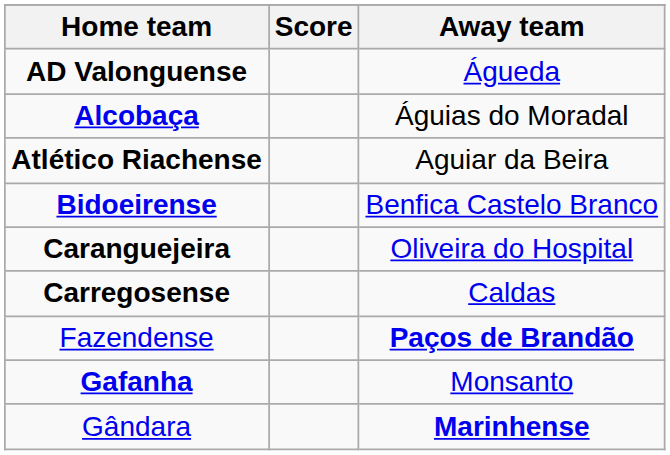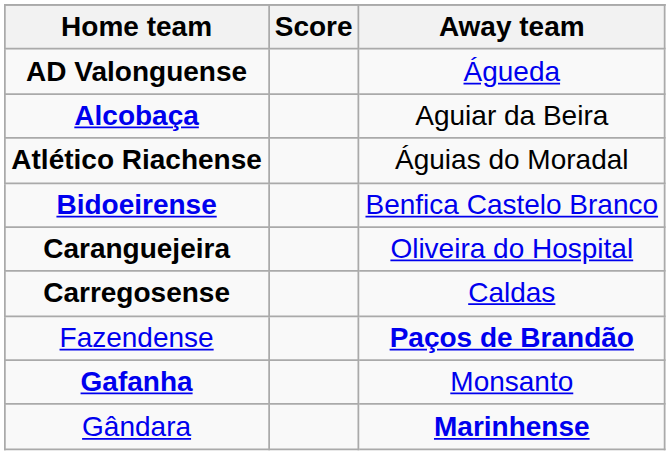(512, 115) Águias do Moradal -> (512, 115) Aguiar da Beira
(512, 159) Aguiar da Beira -> (512, 159) Águias do Moradal
